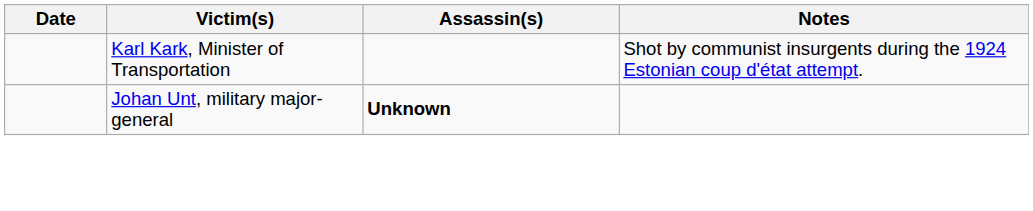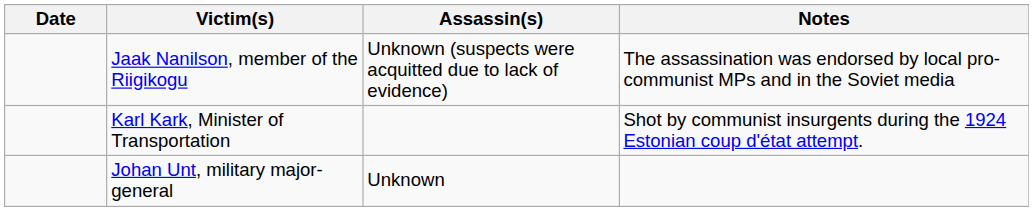+ row: (235, 69)
(409, 109) bold -> (406, 180) normal
